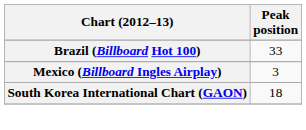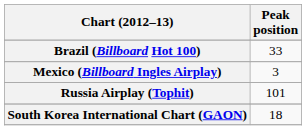+ row: (127, 93)
